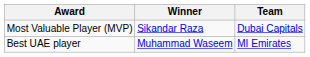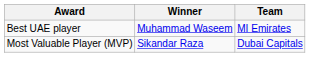rows swapped: (70, 28) <-> (44, 44)
